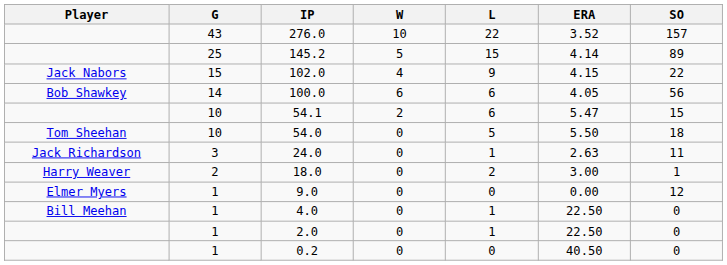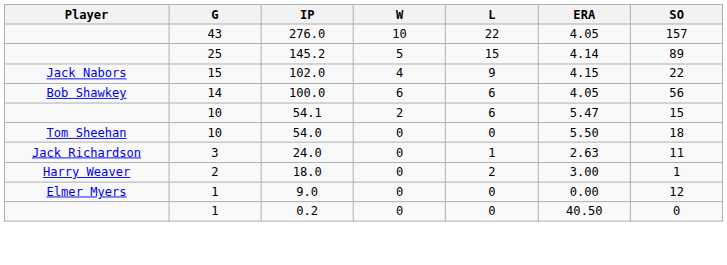(584, 34) 3.52 -> (584, 34) 4.05
(492, 133) 5 -> (492, 133) 0
- row: (307, 211)
- row: (307, 231)
